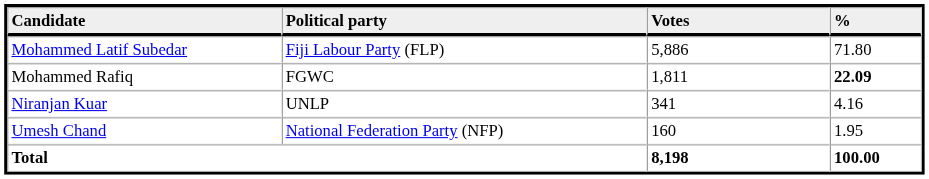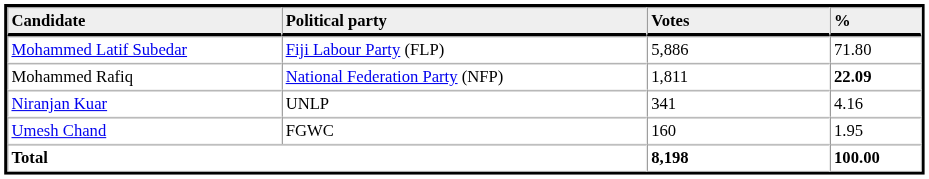(310, 76) FGWC -> (394, 76) National Federation Party (NFP)
(394, 130) National Federation Party (NFP) -> (310, 130) FGWC
